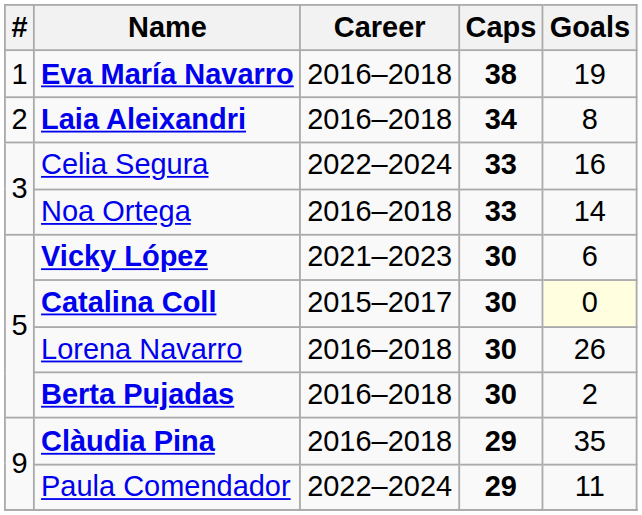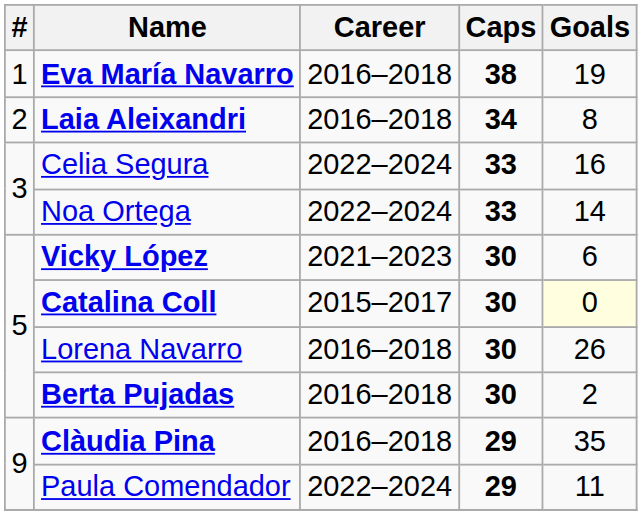(380, 211) 2016–2018 -> (380, 211) 2022–2024
